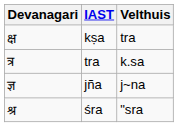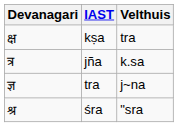(92, 61) tra -> (93, 61) jña
(93, 85) jña -> (92, 85) tra
